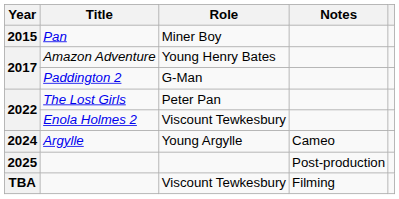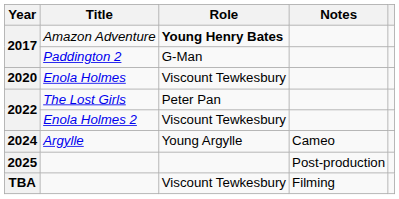- row: (22, 36)
(219, 57) normal -> (222, 36) bold
+ row: (22, 78)
